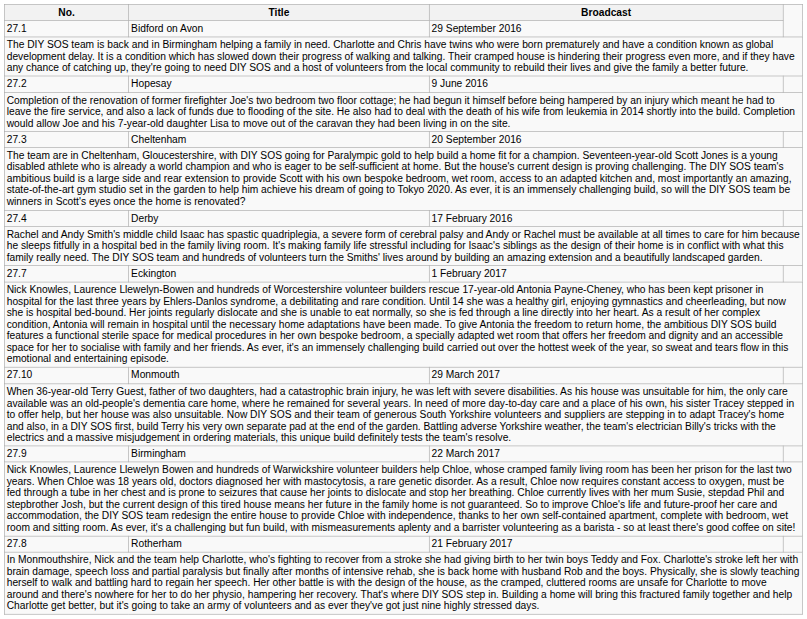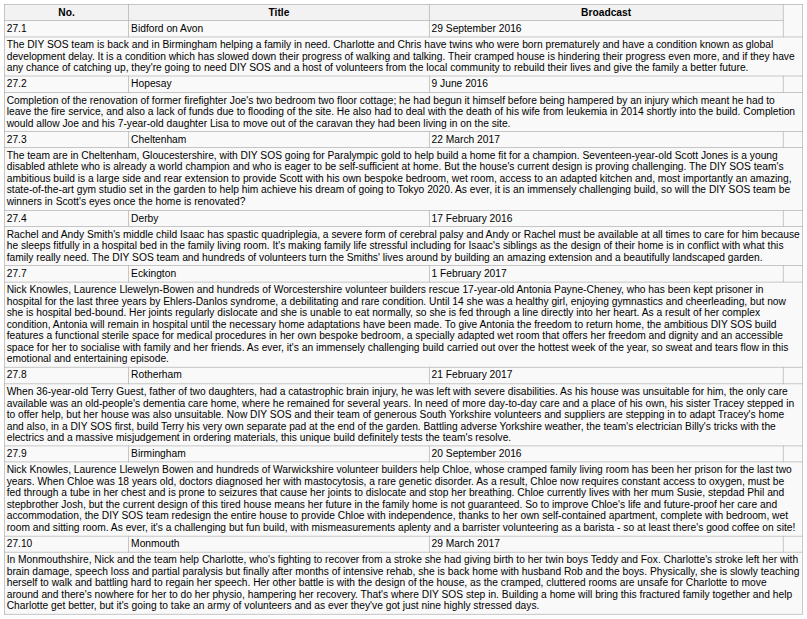(477, 139) 20 September 2016 -> (466, 139) 22 March 2017
rows swapped: (17, 544) <-> (19, 375)
(466, 454) 22 March 2017 -> (477, 454) 20 September 2016
